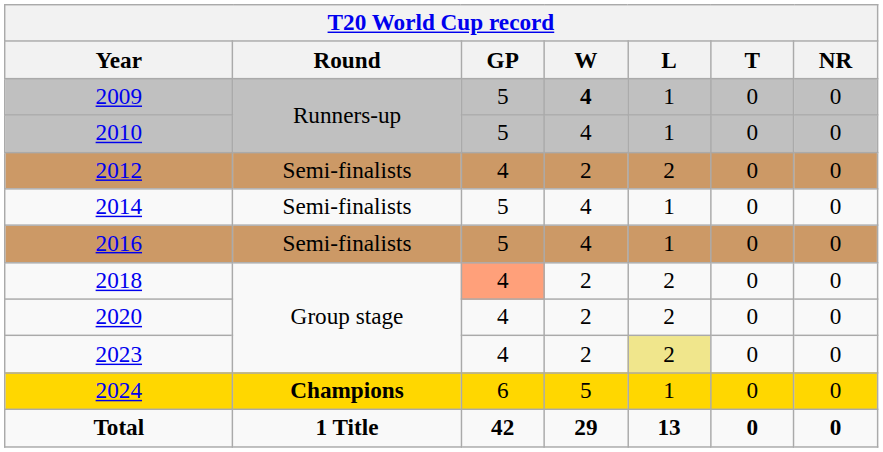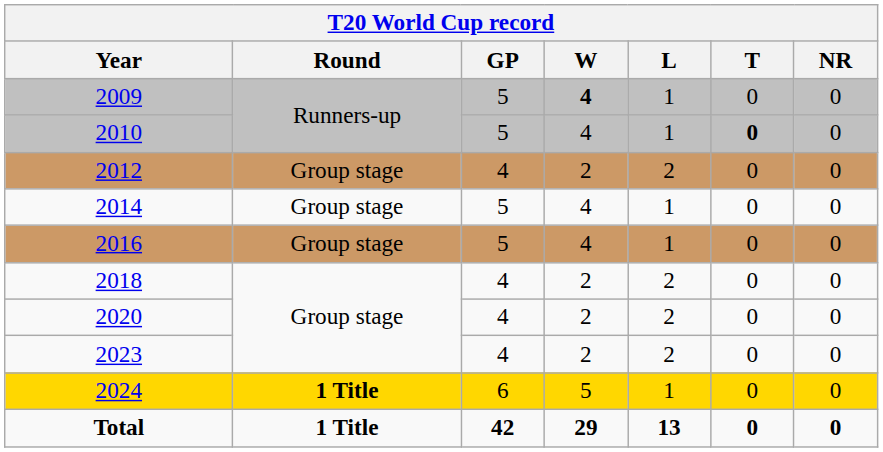(752, 133) normal -> (752, 133) bold
(347, 170) Semi-finalists -> (347, 170) Group stage
(347, 206) Semi-finalists -> (347, 206) Group stage
(347, 243) Semi-finalists -> (347, 243) Group stage
(503, 280) lightsalmon background -> (503, 280) no background
(669, 354) khaki background -> (669, 354) no background
(347, 390) Champions -> (347, 390) 1 Title
